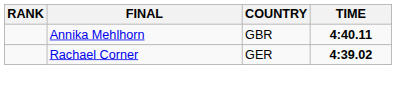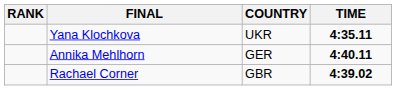+ row: (95, 34)
(259, 34) GBR -> (259, 54) GER
(259, 54) GER -> (259, 74) GBR
